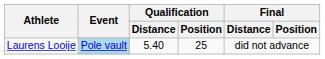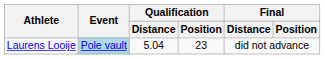(154, 46) 5.40 -> (154, 46) 5.04
(201, 46) 25 -> (201, 46) 23
